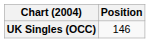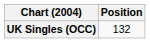(122, 29) 146 -> (122, 29) 132
